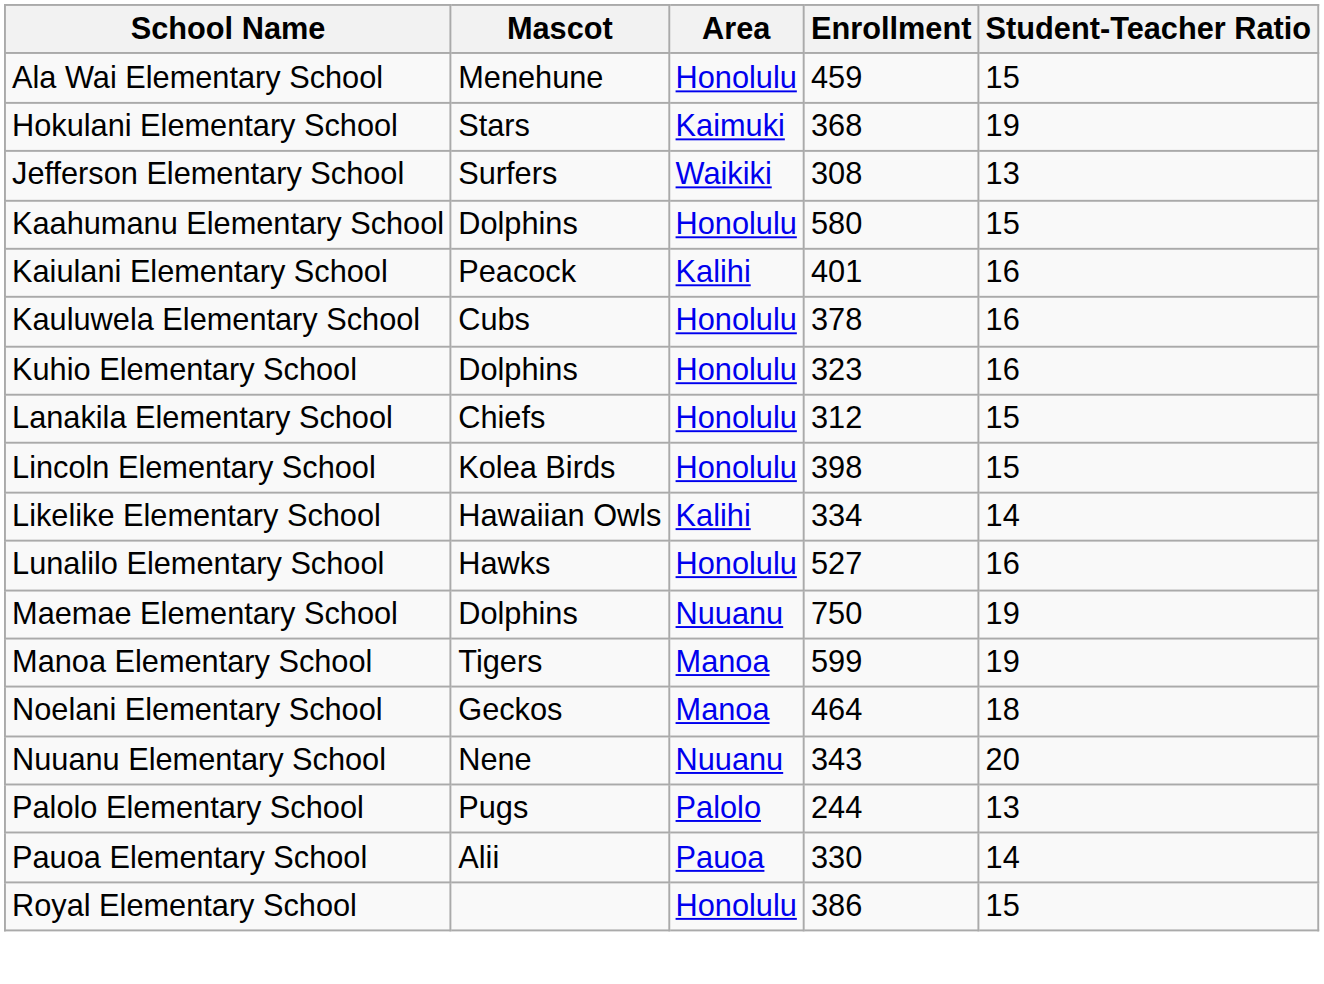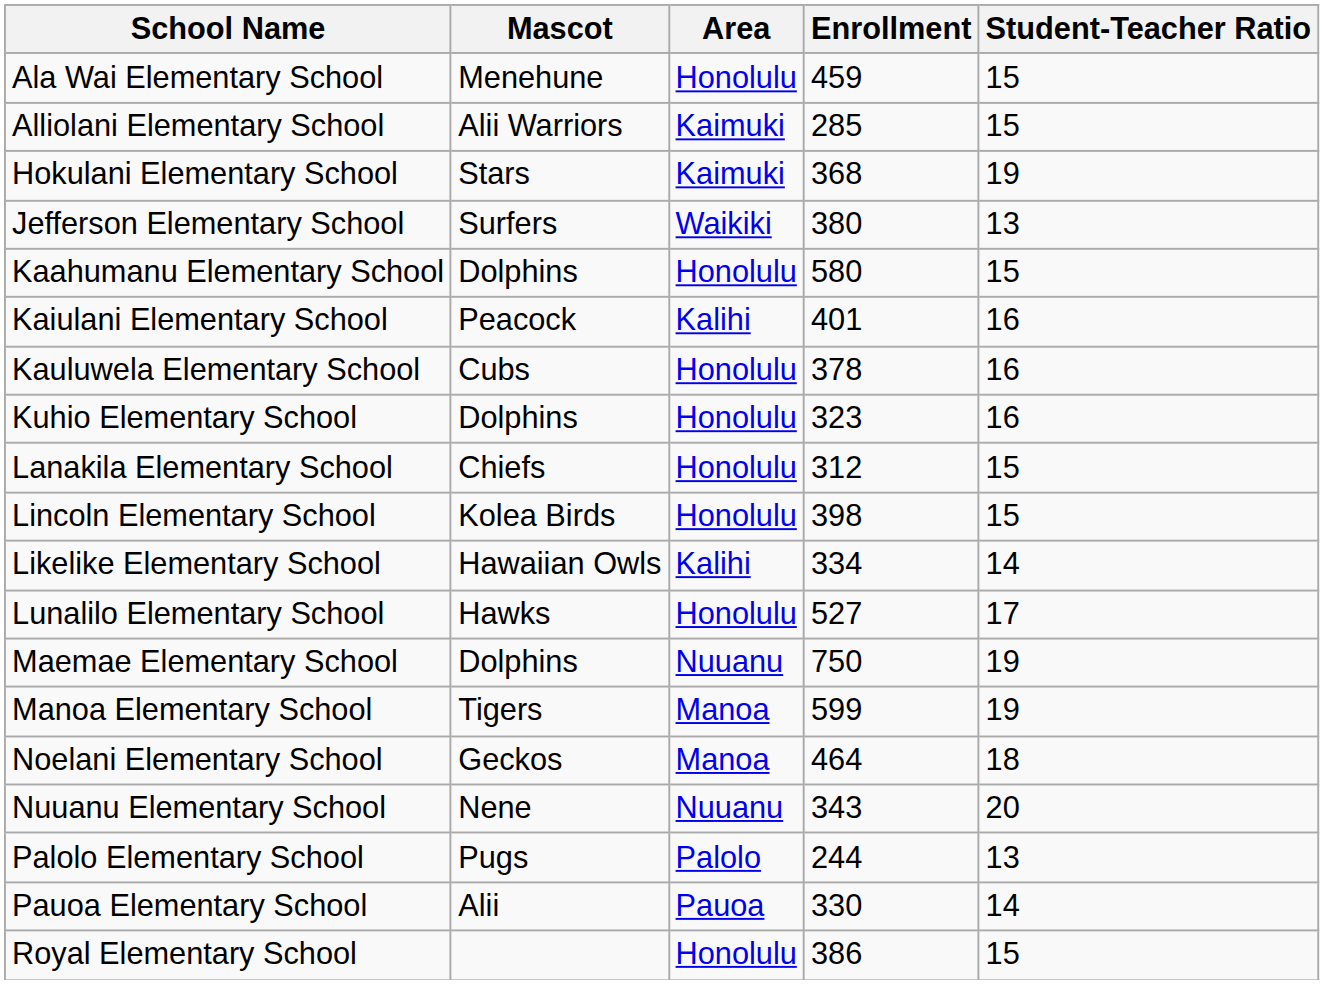+ row: (198, 126)
(837, 175) 308 -> (837, 223) 380
(1003, 564) 16 -> (1003, 613) 17
